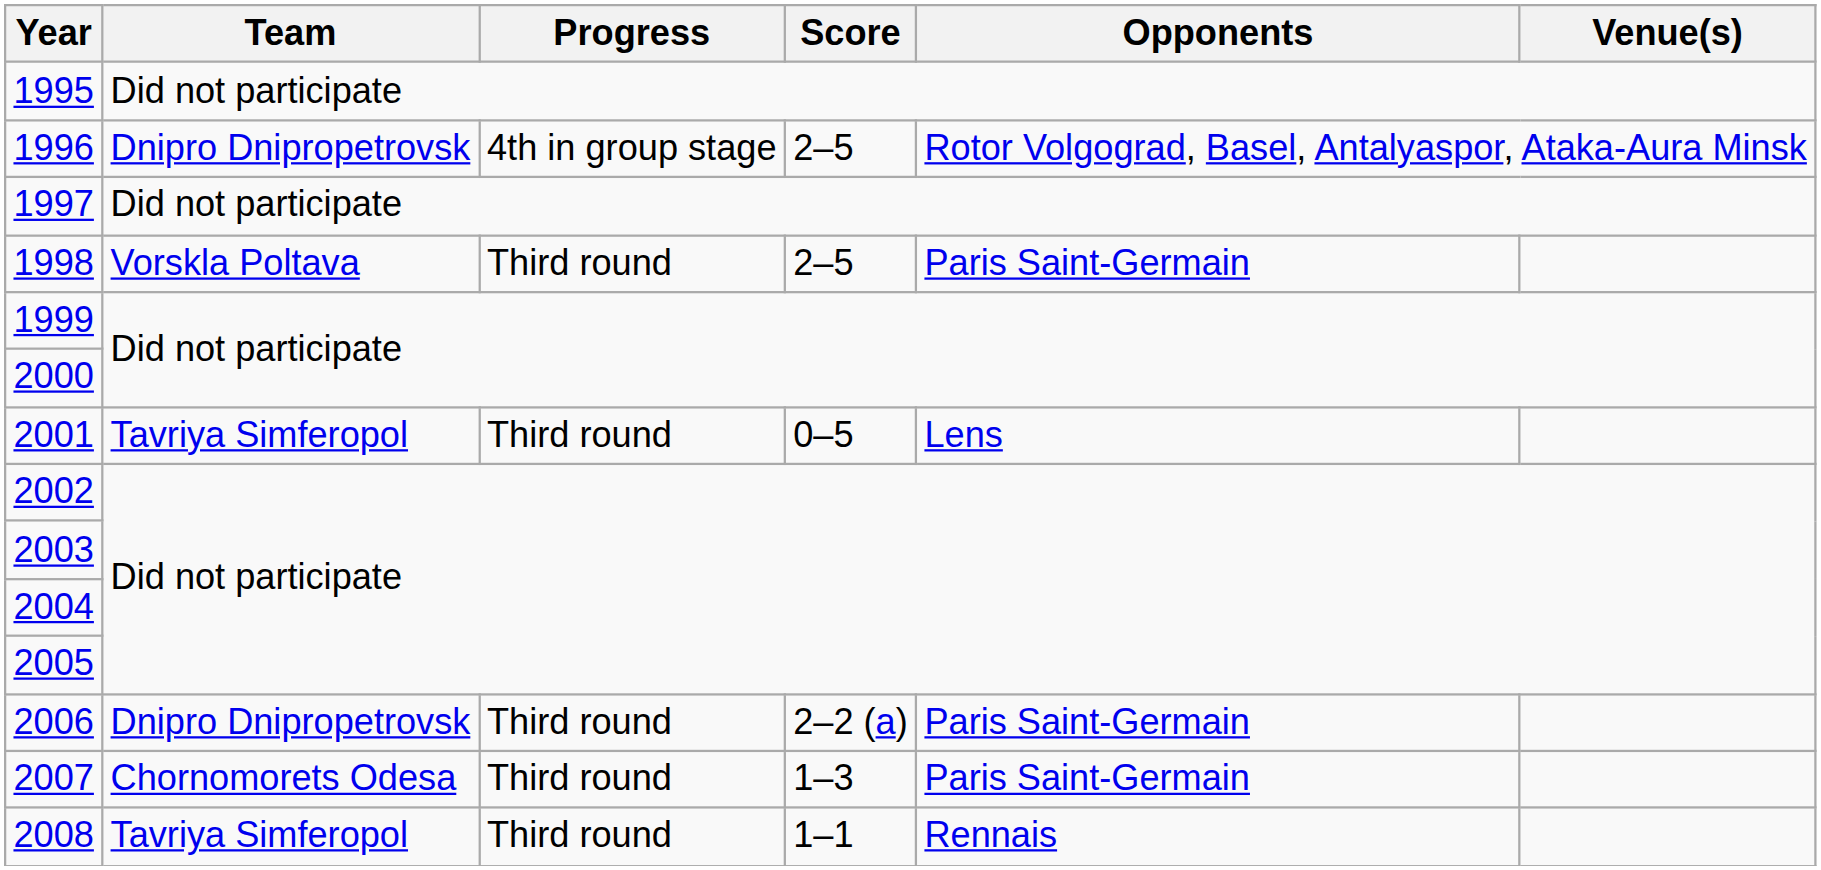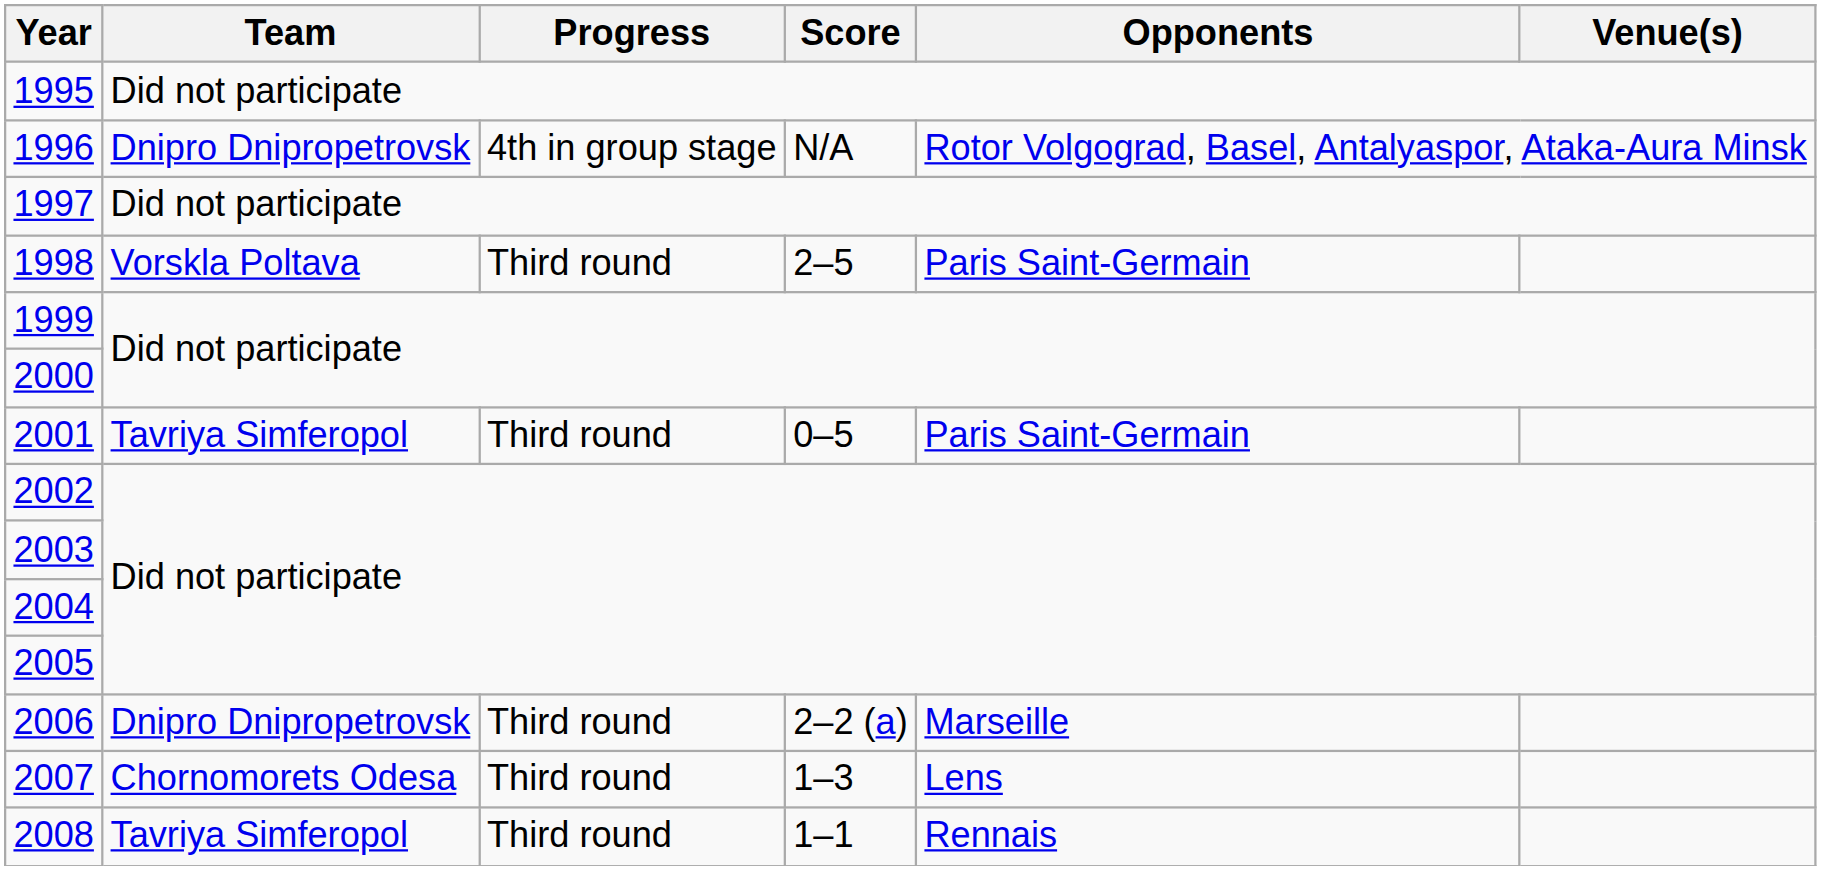(823, 147) 2–5 -> (823, 147) N/A
(964, 434) Lens -> (1087, 434) Paris Saint-Germain
(1087, 721) Paris Saint-Germain -> (997, 721) Marseille
(1087, 778) Paris Saint-Germain -> (964, 778) Lens
